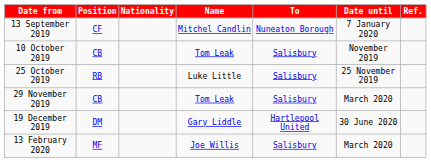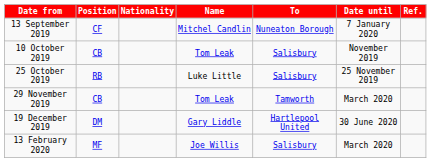(295, 99) Salisbury -> (295, 99) Tamworth
